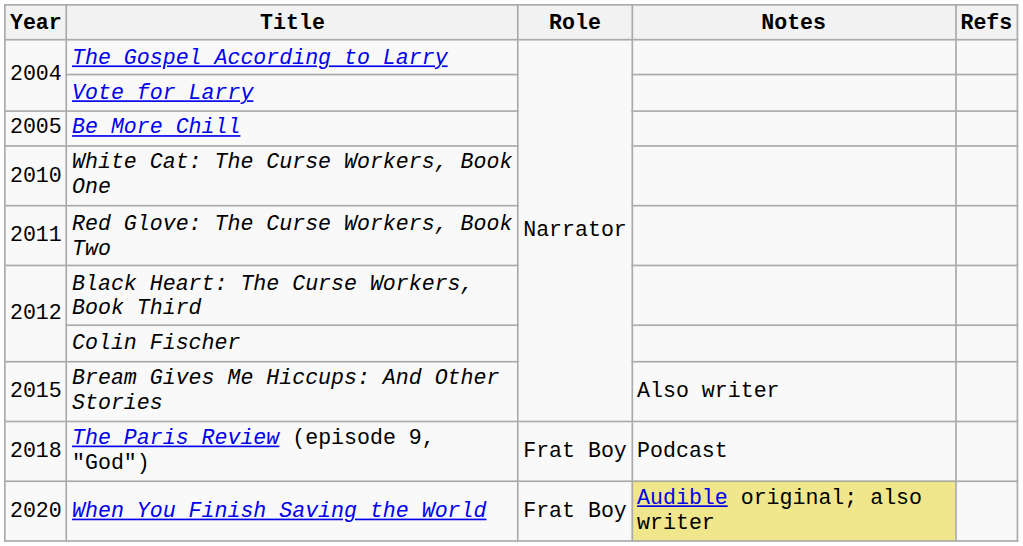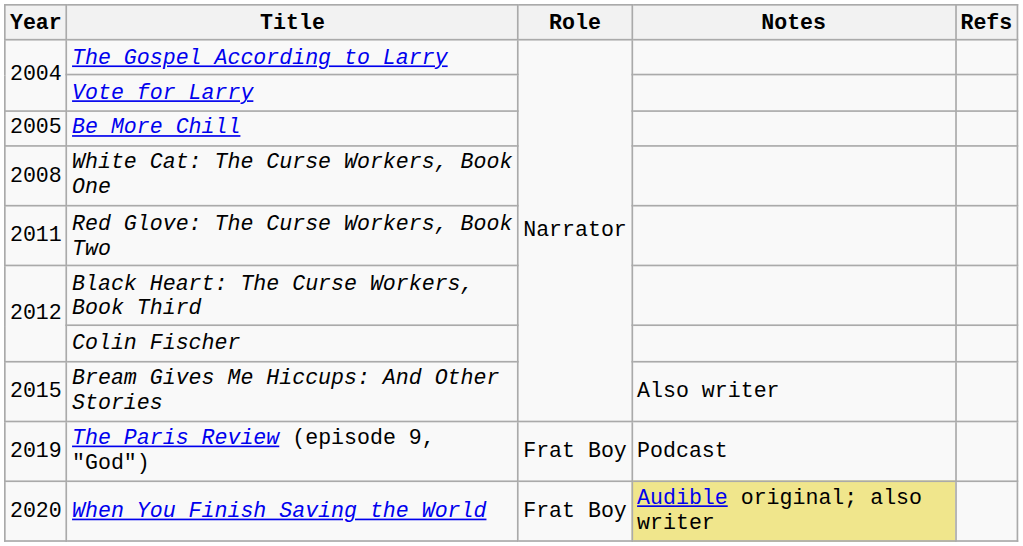(36, 176) 2010 -> (36, 176) 2008
(36, 451) 2018 -> (36, 451) 2019
